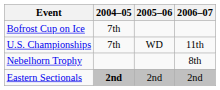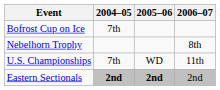rows swapped: (44, 61) <-> (49, 45)
(154, 77) normal -> (154, 77) bold
